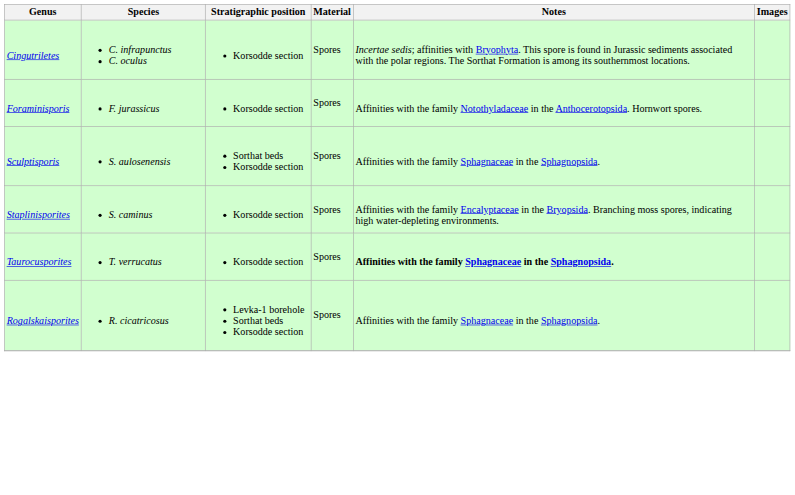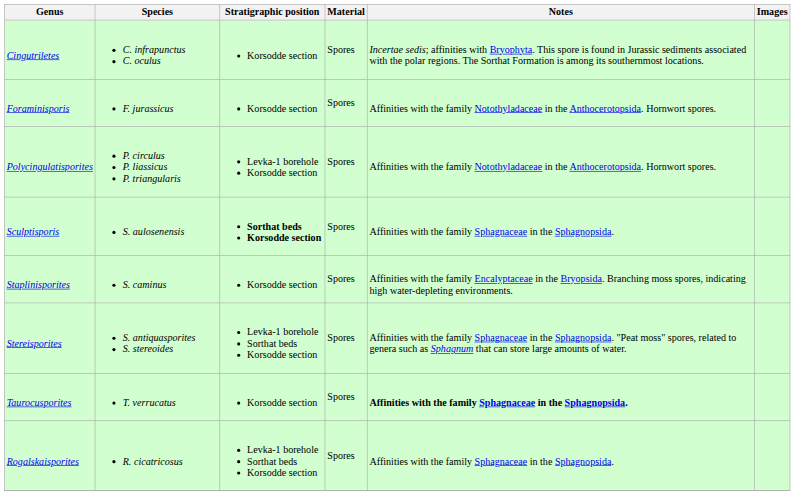+ row: (50, 167)
(258, 162) normal -> (272, 232) bold
+ row: (34, 344)
